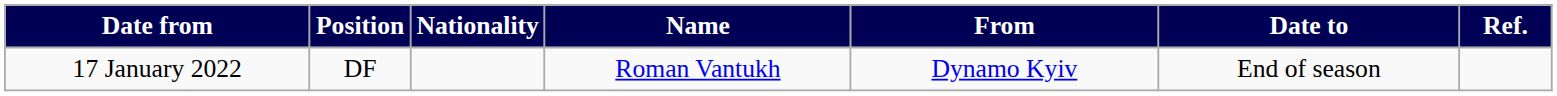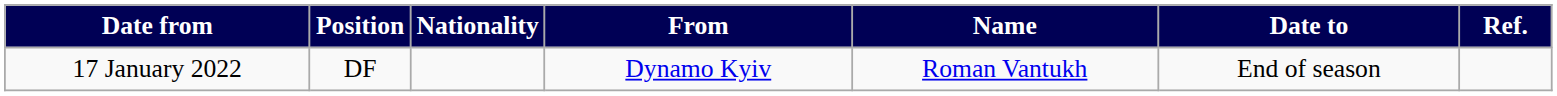columns swapped: (698, 26) <-> (1004, 26)
